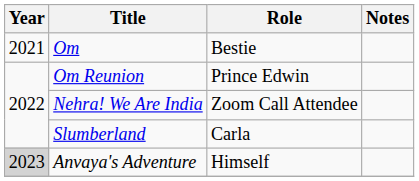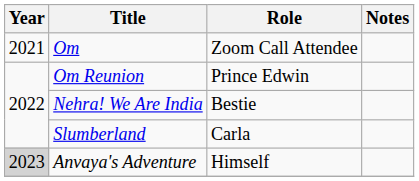(234, 47) Bestie -> (284, 47) Zoom Call Attendee
(284, 104) Zoom Call Attendee -> (234, 104) Bestie
